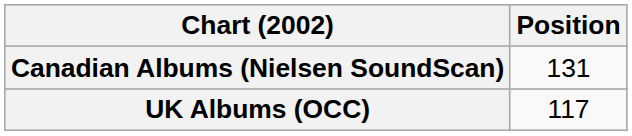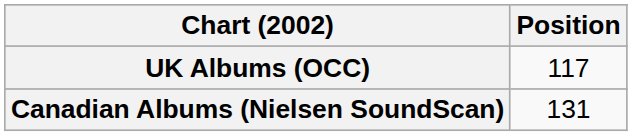rows swapped: (258, 67) <-> (258, 109)
